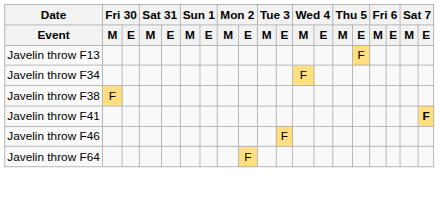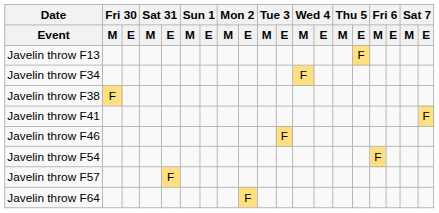(426, 116) bold -> (426, 116) normal
+ row: (54, 157)
+ row: (54, 177)
